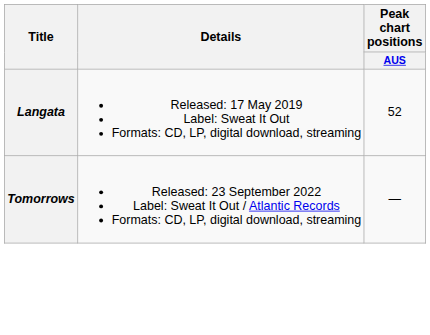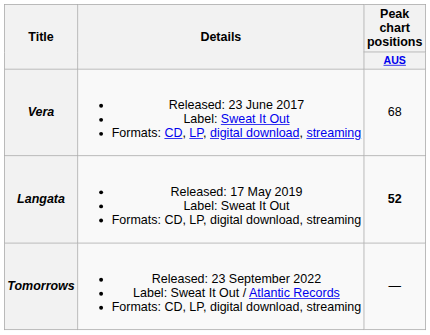+ row: (41, 112)
(395, 112) normal -> (395, 199) bold
